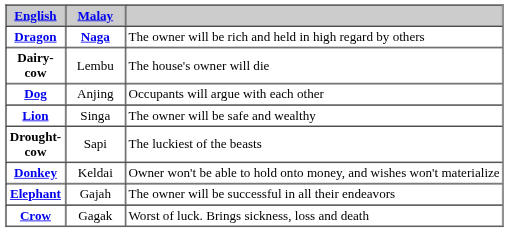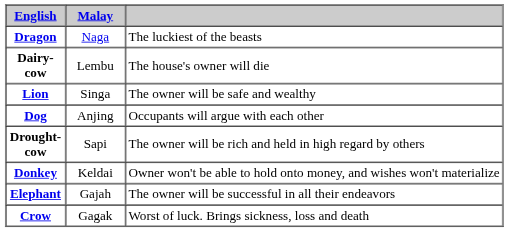(95, 36) bold -> (95, 36) normal
(277, 36) The owner will be rich and held in high regard by others -> (195, 36) The luckiest of the beasts
rows swapped: (35, 115) <-> (35, 94)
(195, 144) The luckiest of the beasts -> (277, 144) The owner will be rich and held in high regard by others
